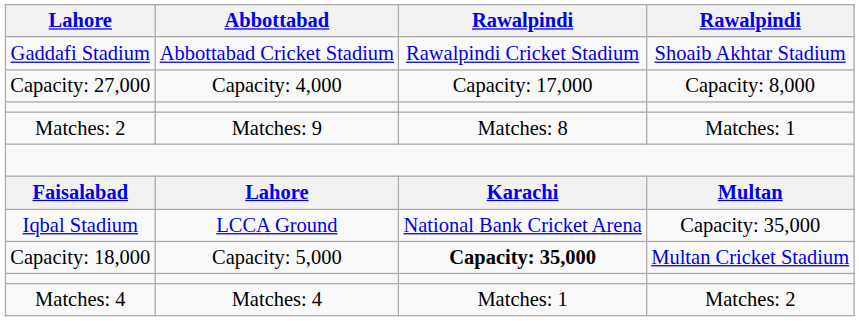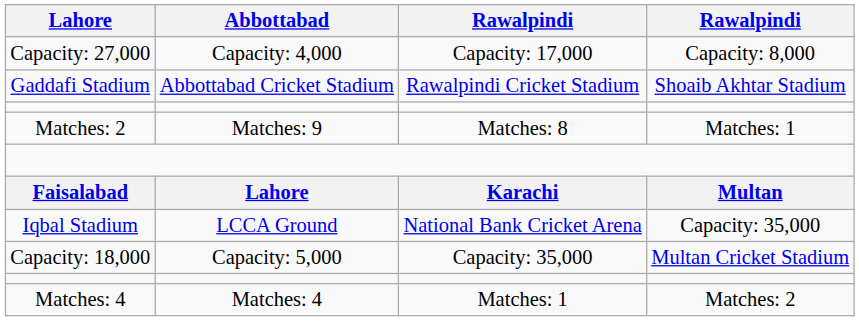rows swapped: (80, 53) <-> (80, 85)
(523, 257) bold -> (523, 257) normal
